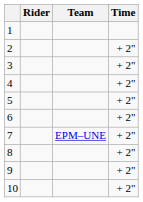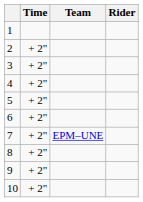columns swapped: (37, 13) <-> (123, 13)
